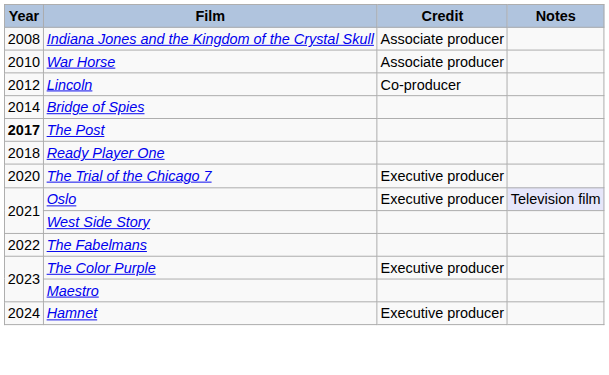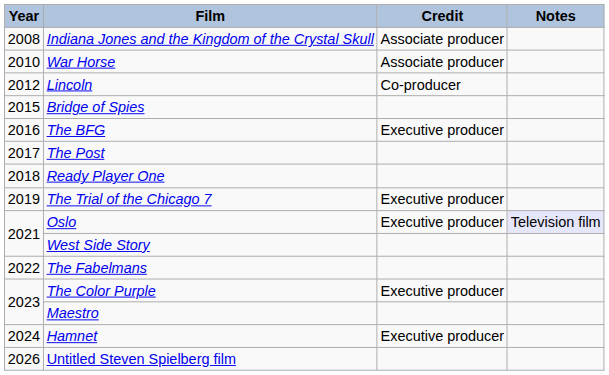(24, 108) 2014 -> (24, 108) 2015
+ row: (76, 130)
(24, 130) bold -> (24, 153) normal
(24, 176) 2020 -> (24, 199) 2019
+ row: (141, 359)
